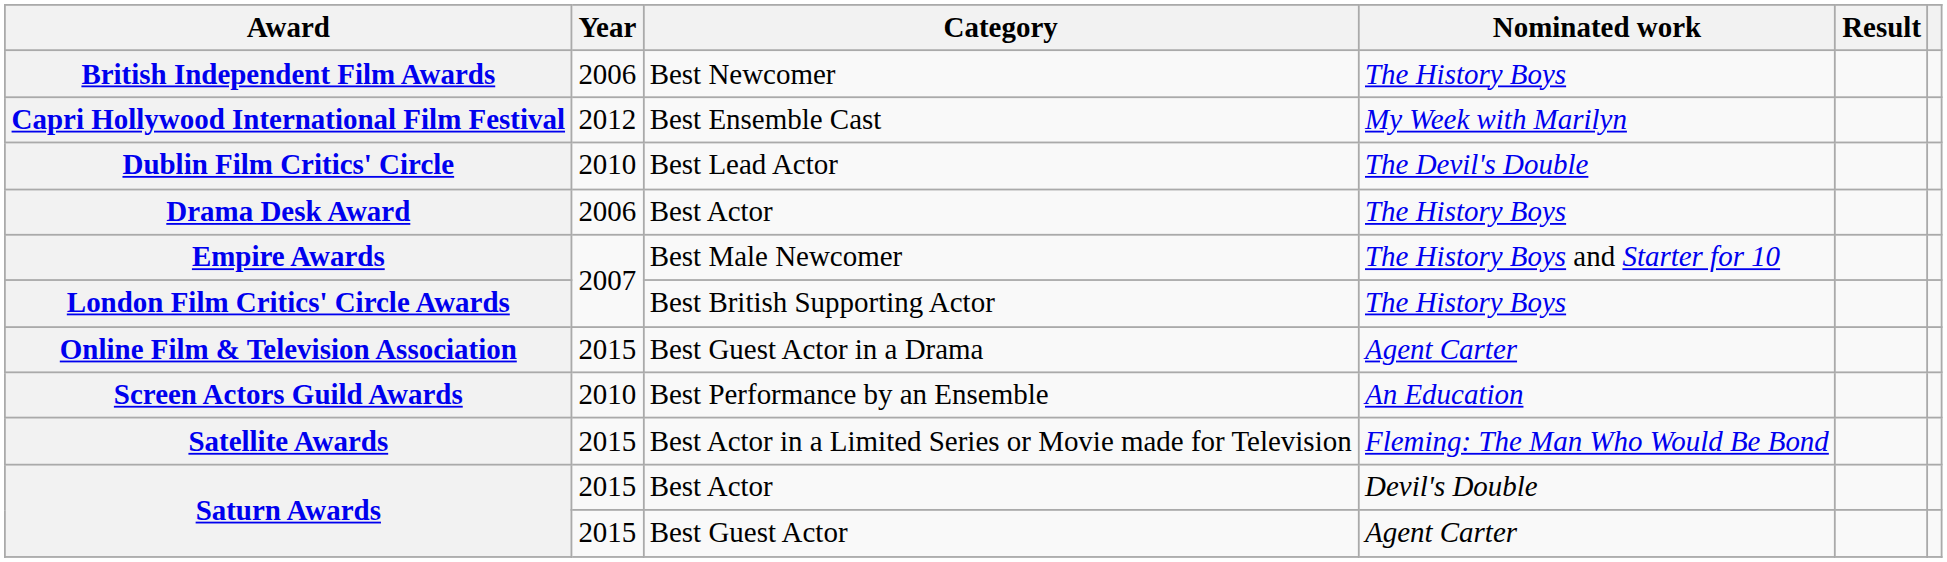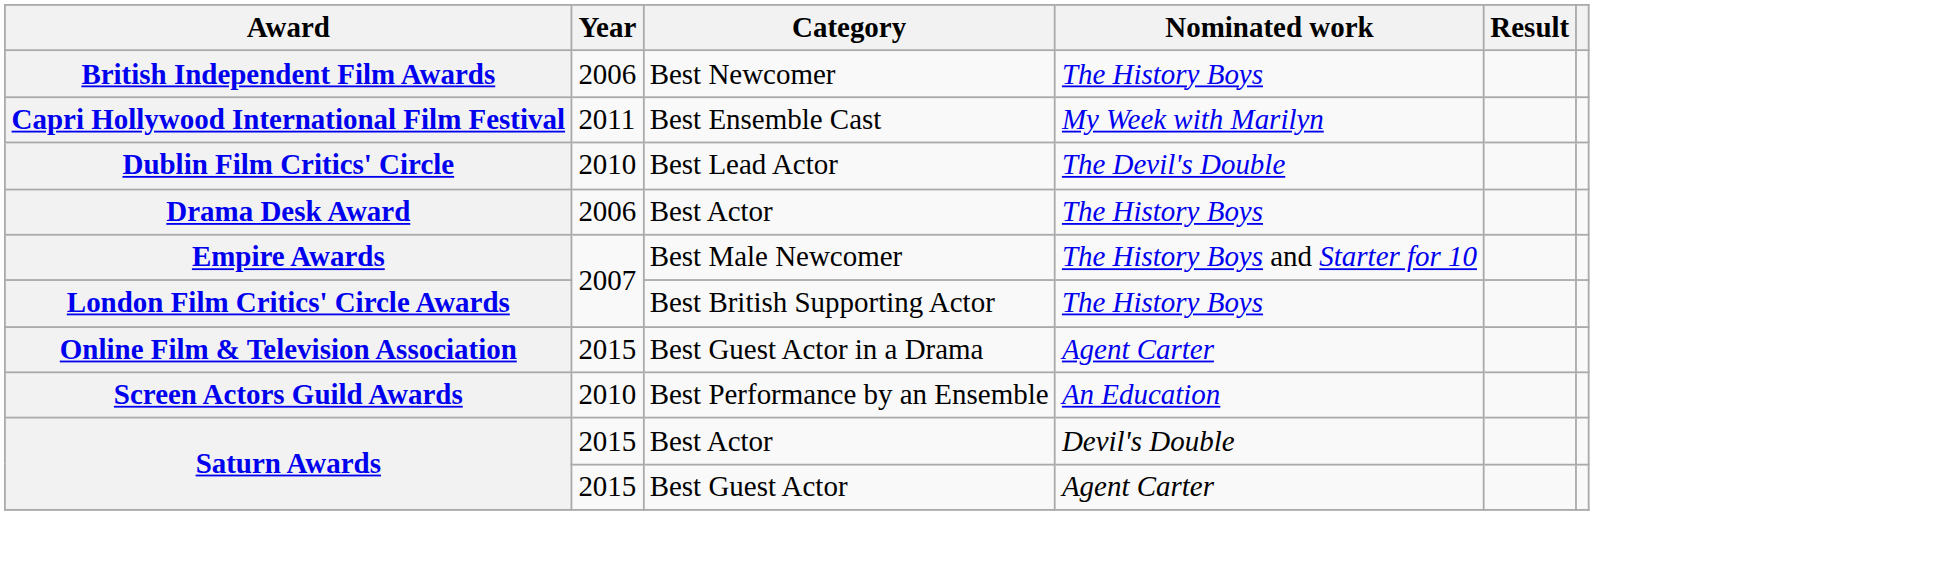(607, 119) 2012 -> (607, 119) 2011
- row: (288, 440)
